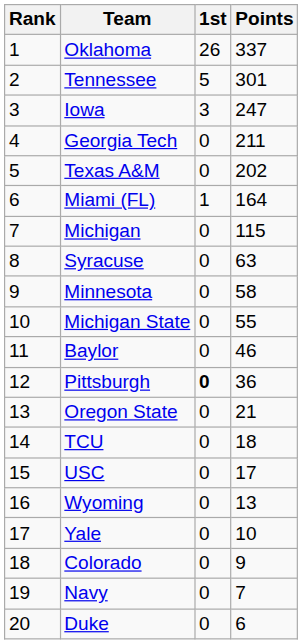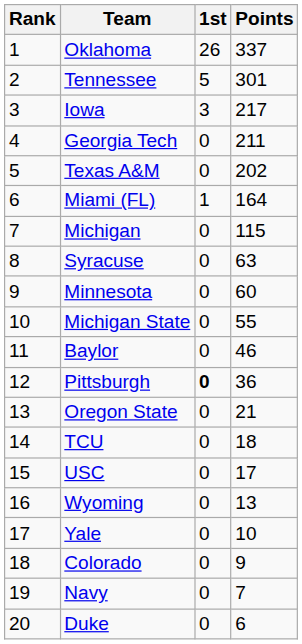(251, 110) 247 -> (251, 110) 217
(246, 291) 58 -> (246, 291) 60
